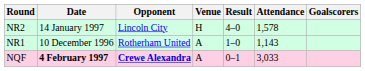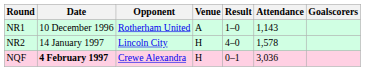rows swapped: (16, 43) <-> (16, 27)
(154, 58) bold -> (152, 58) normal
(199, 58) A -> (198, 58) H
(267, 58) 3,033 -> (267, 58) 3,036
